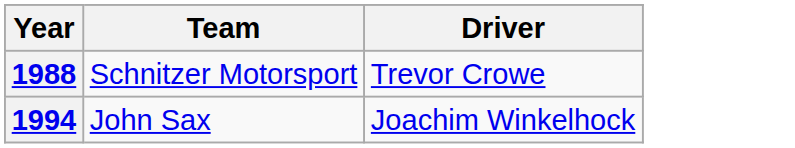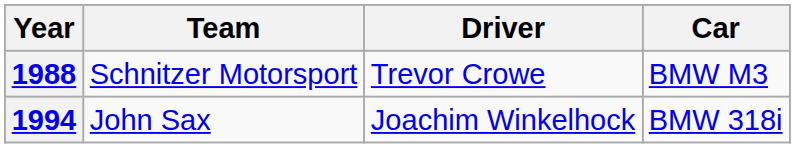+ column: (716, 28)
